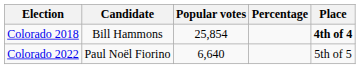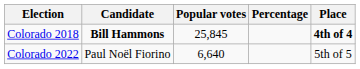(127, 34) normal -> (127, 34) bold
(211, 34) 25,854 -> (211, 34) 25,845
